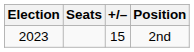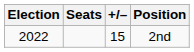(34, 36) 2023 -> (34, 36) 2022
